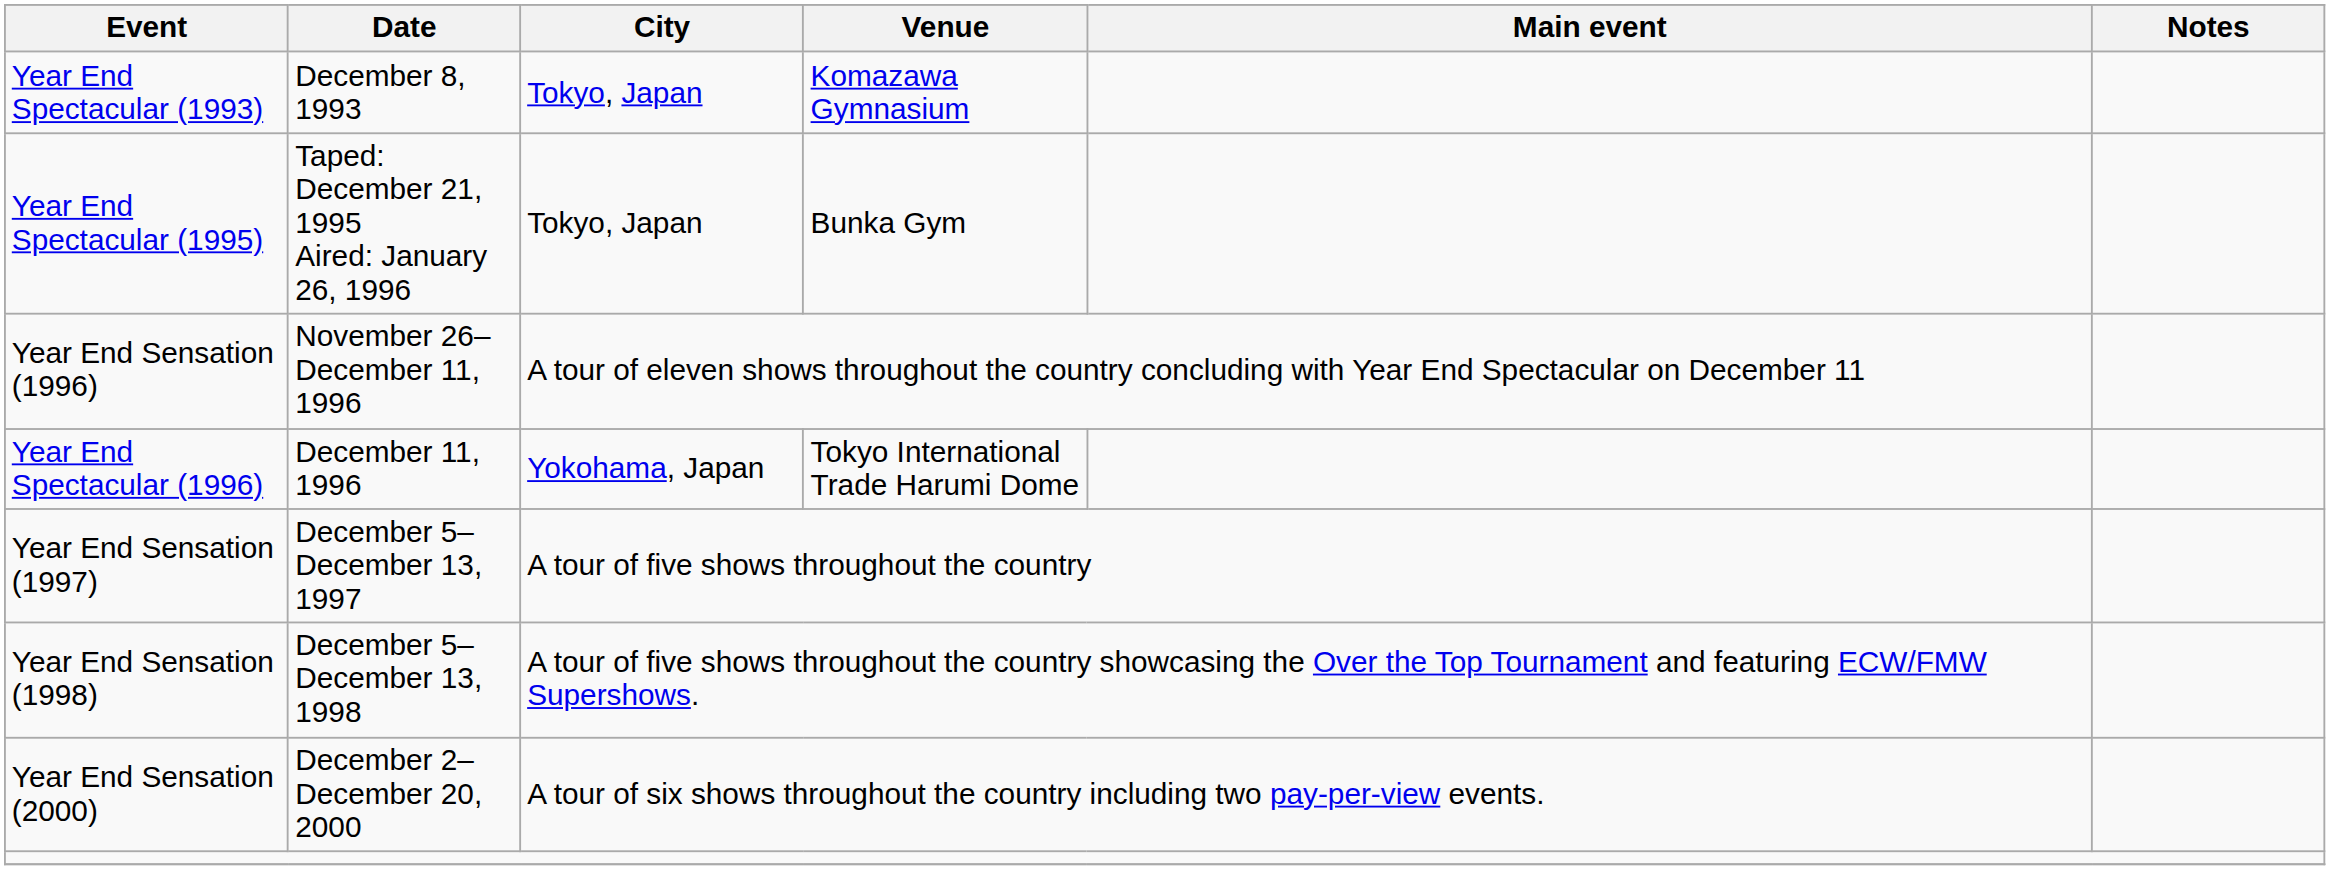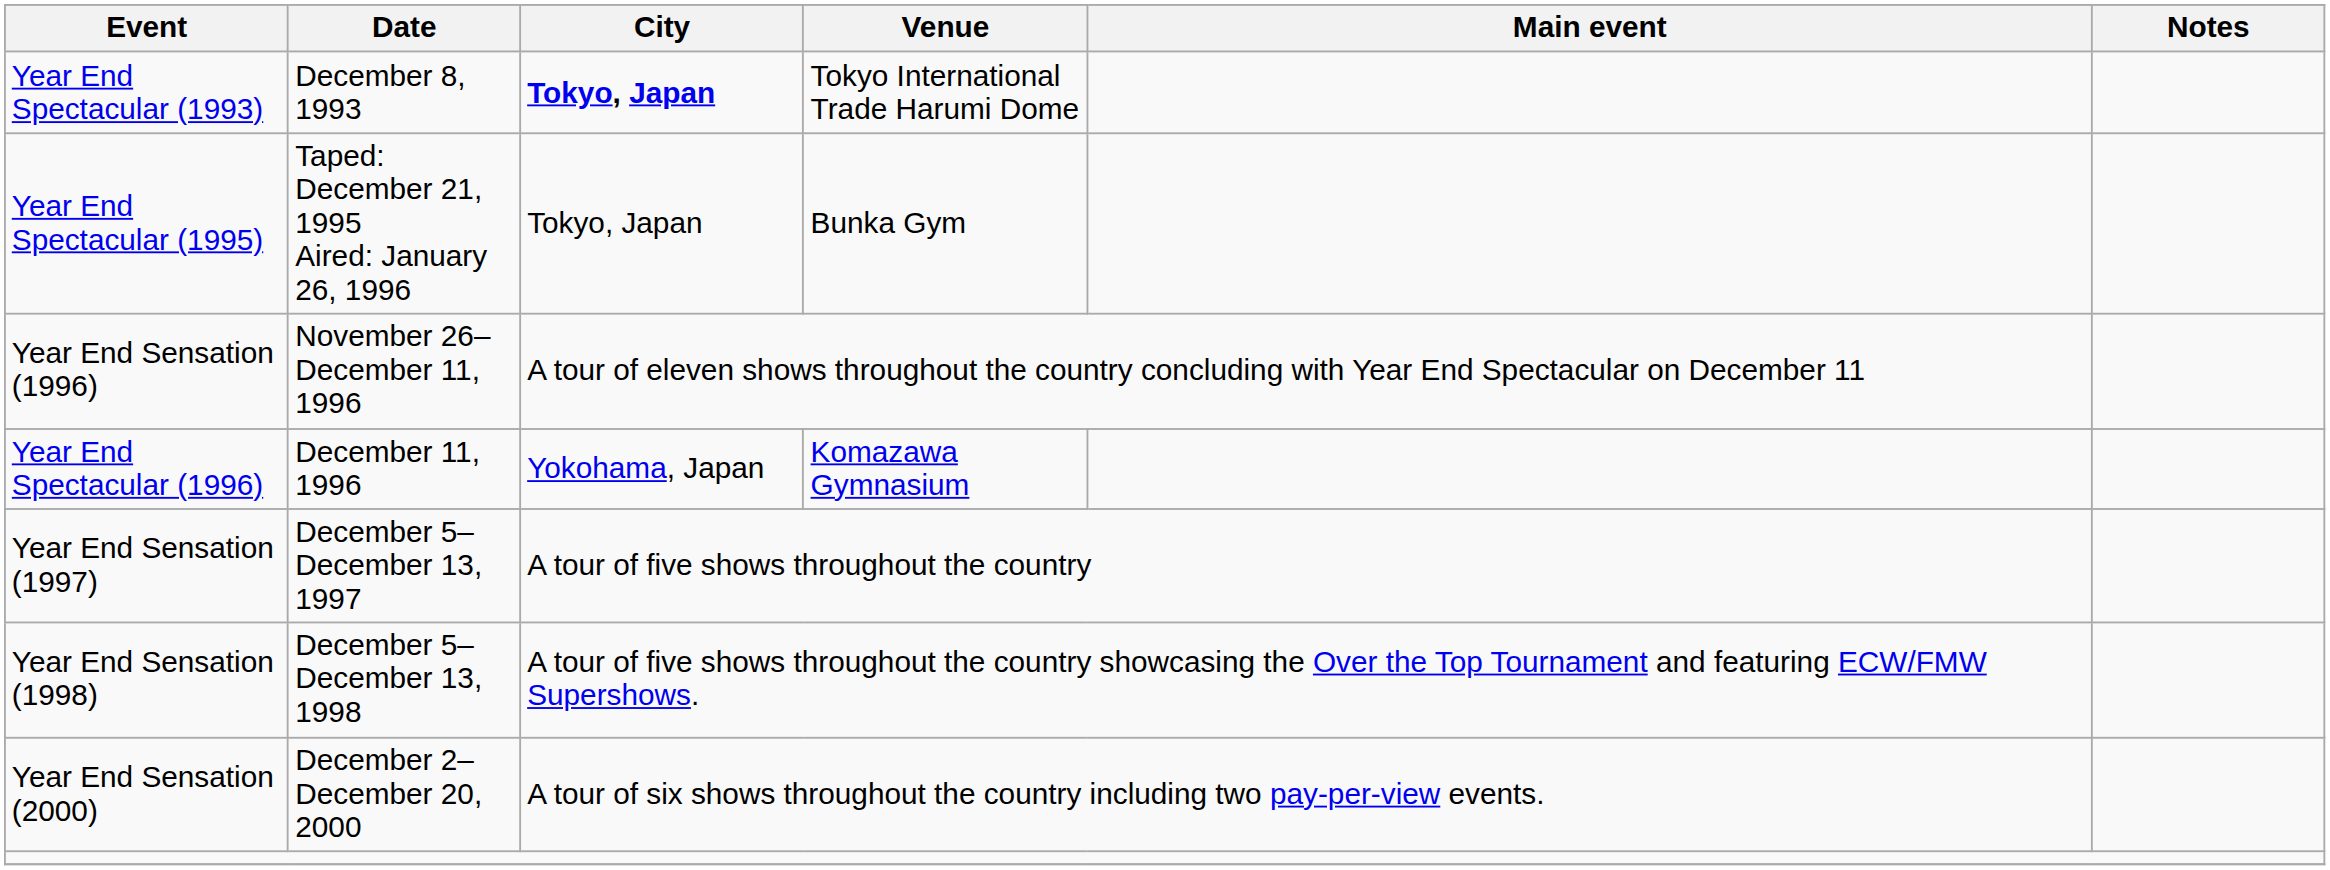(615, 92) normal -> (621, 92) bold
(890, 92) Komazawa Gymnasium -> (945, 92) Tokyo International Trade Harumi Dome
(945, 467) Tokyo International Trade Harumi Dome -> (890, 467) Komazawa Gymnasium
